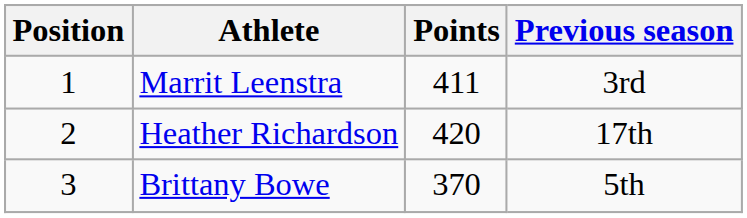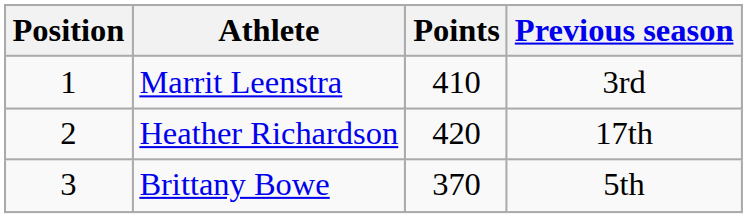(456, 81) 411 -> (456, 81) 410
